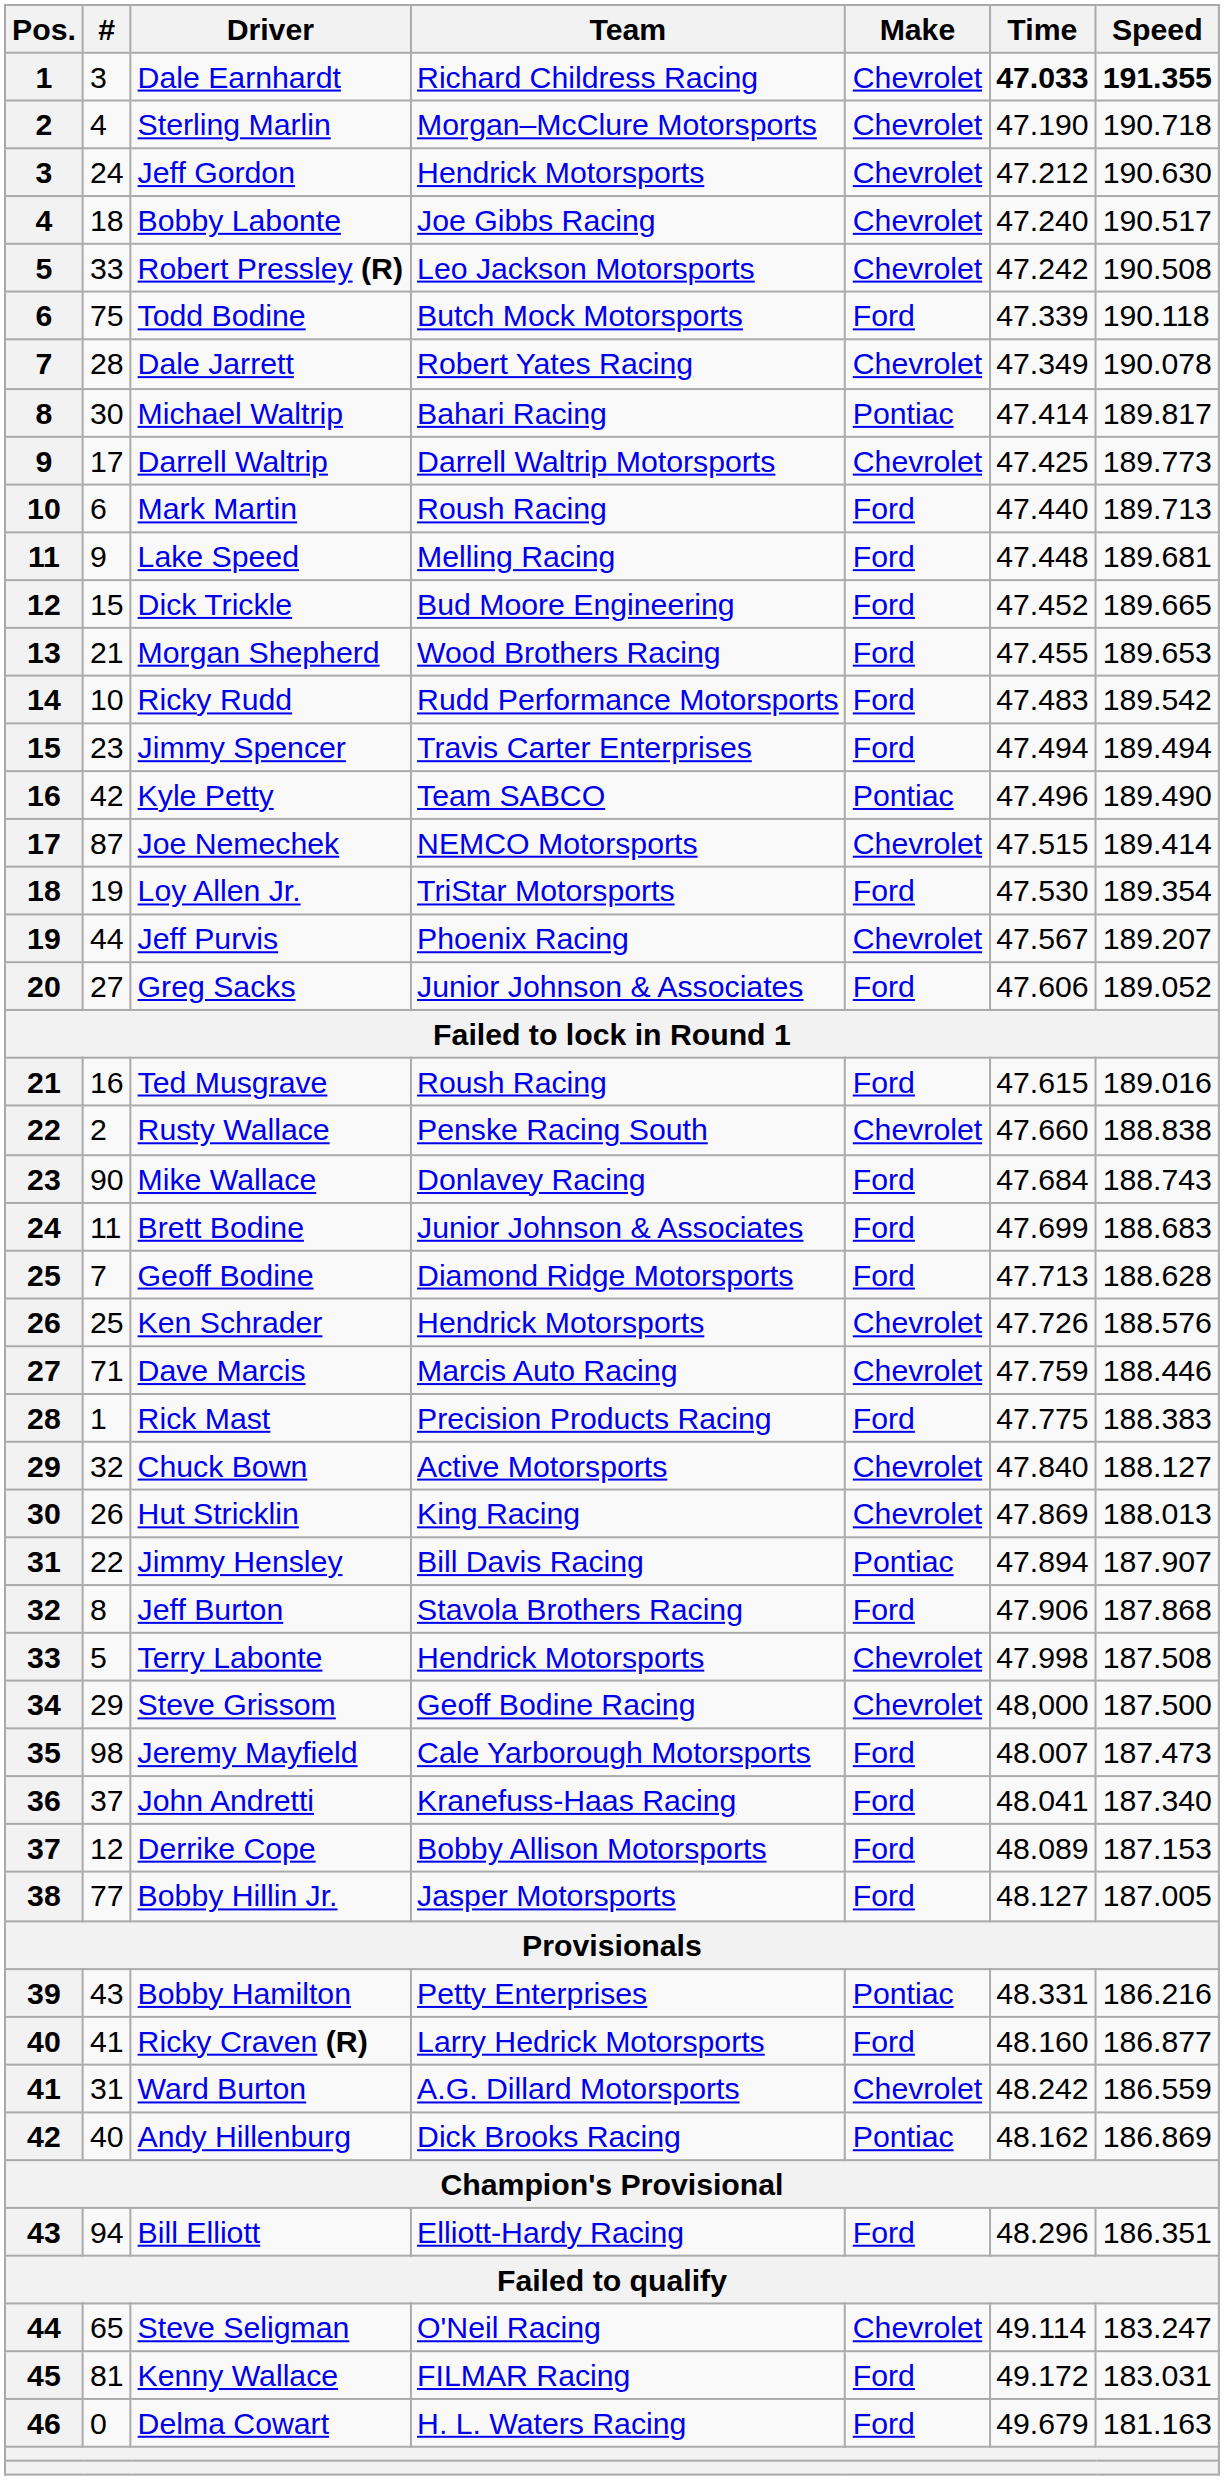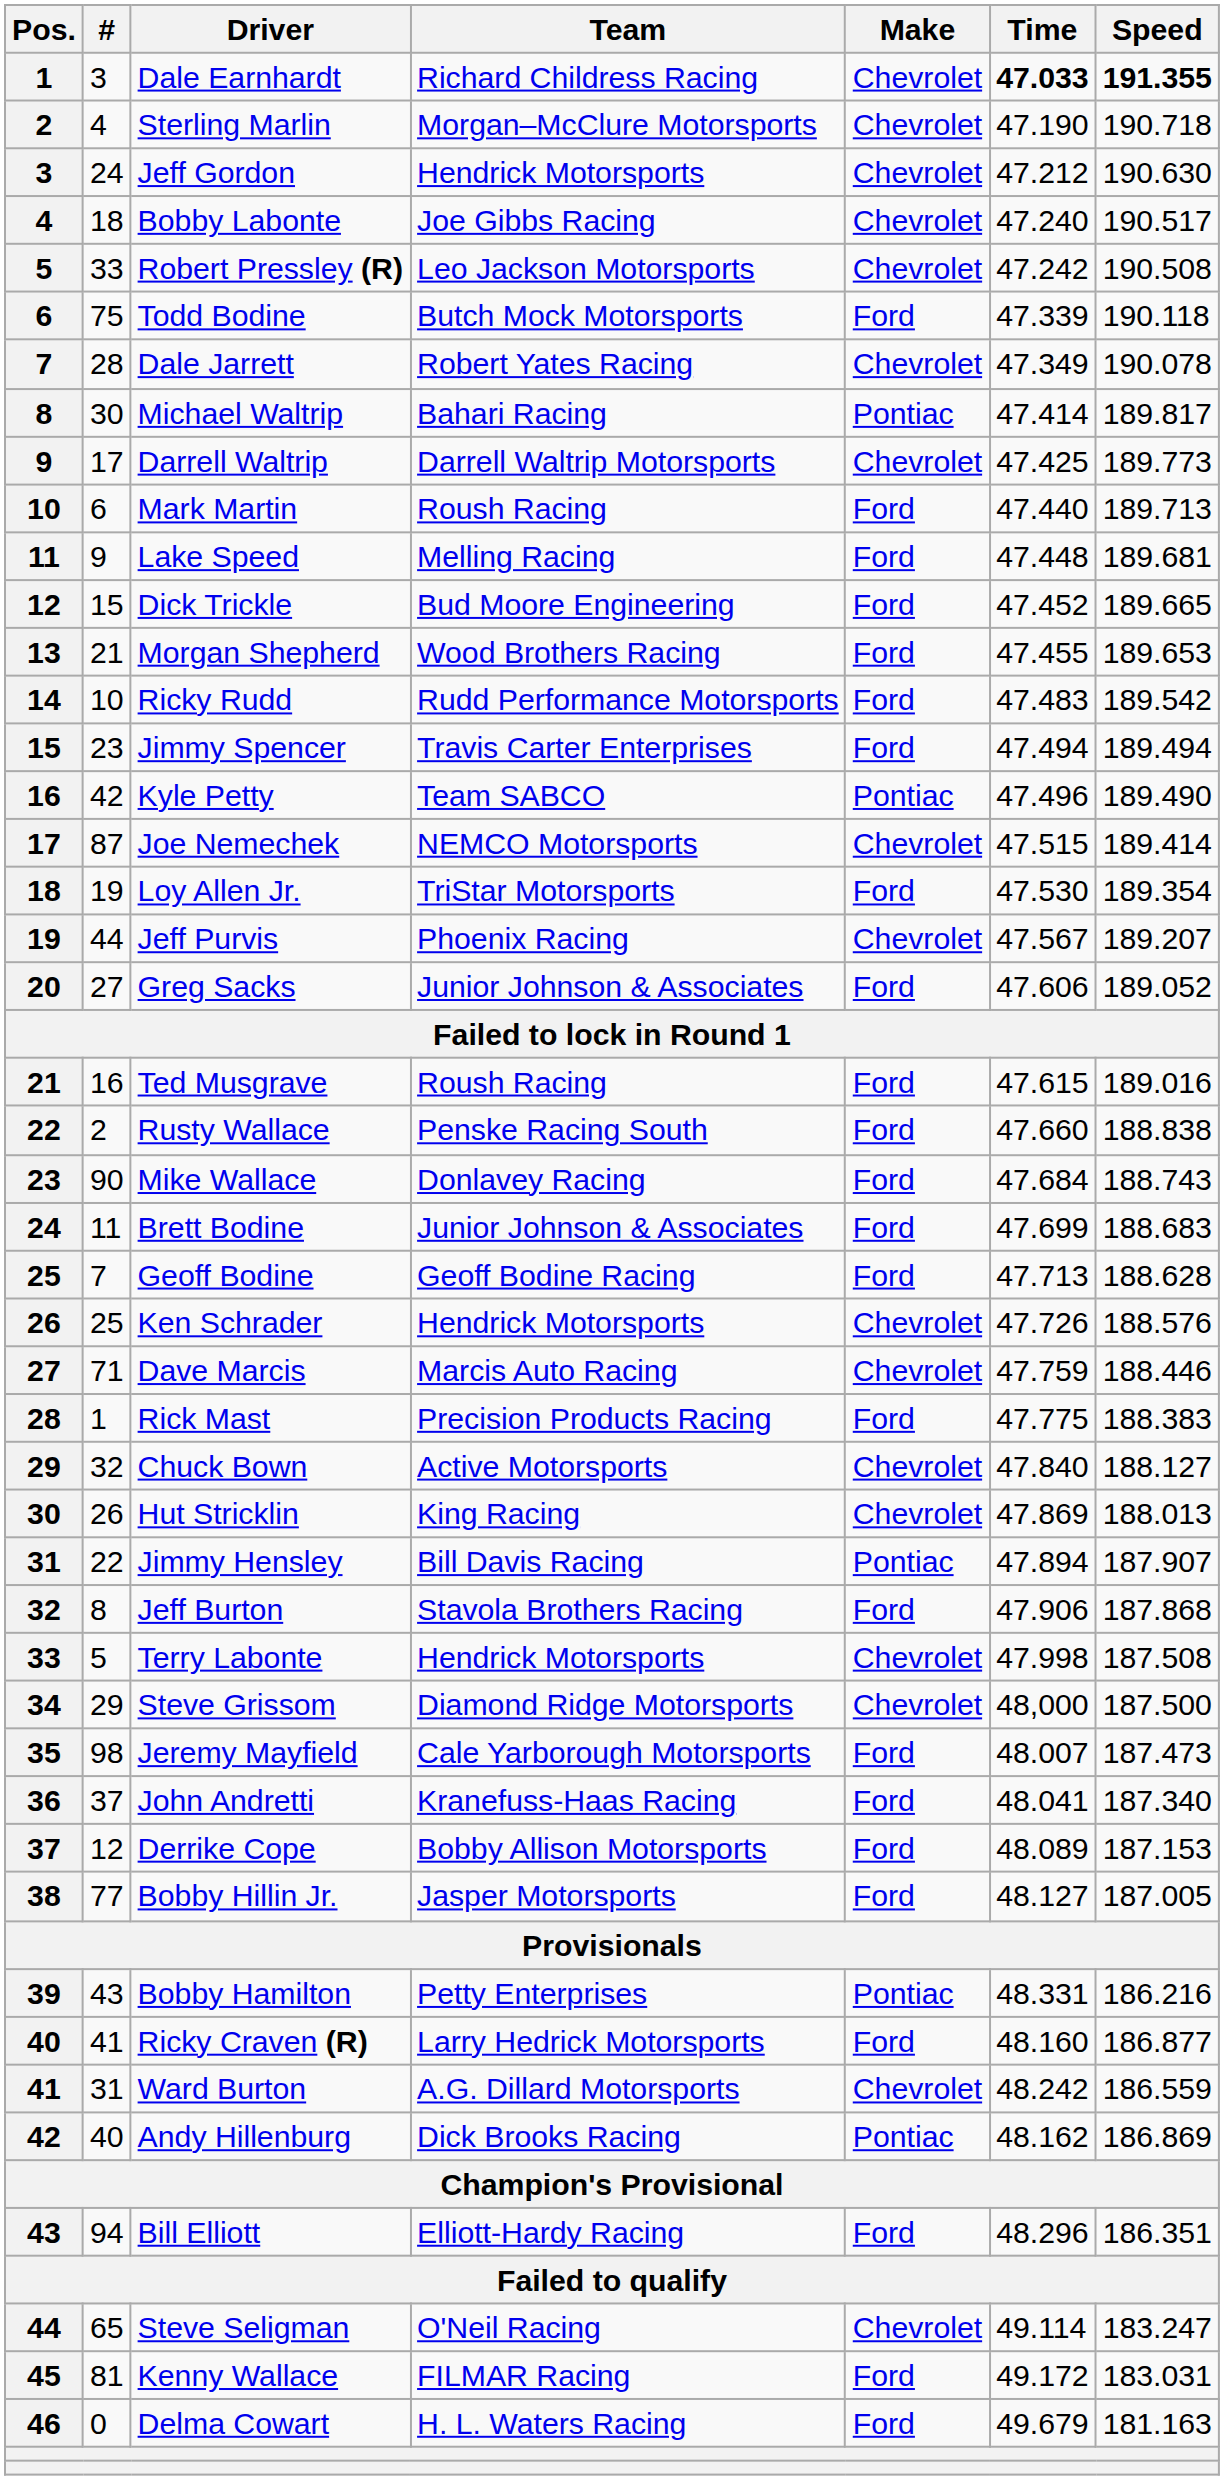(917, 1130) Chevrolet -> (884, 1130) Ford
(605, 1274) Diamond Ridge Motorsports -> (556, 1274) Geoff Bodine Racing
(556, 1705) Geoff Bodine Racing -> (605, 1705) Diamond Ridge Motorsports
